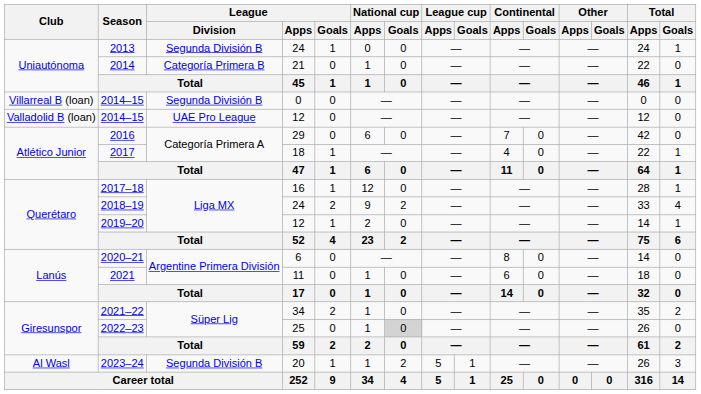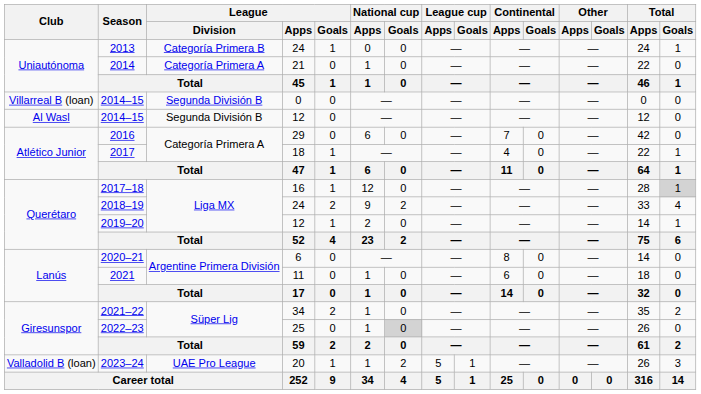(214, 48) Segunda División B -> (214, 48) Categoría Primera B
(214, 65) Categoría Primera B -> (214, 65) Categoría Primera A
(51, 118) Valladolid B (loan) -> (51, 118) Al Wasl
(214, 118) UAE Pro League -> (214, 118) Segunda División B
(678, 188) no background -> (678, 188) lightgrey background
(51, 363) Al Wasl -> (51, 363) Valladolid B (loan)
(214, 363) Segunda División B -> (214, 363) UAE Pro League
